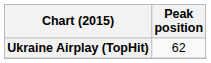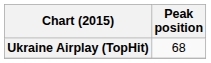(179, 48) 62 -> (179, 48) 68
